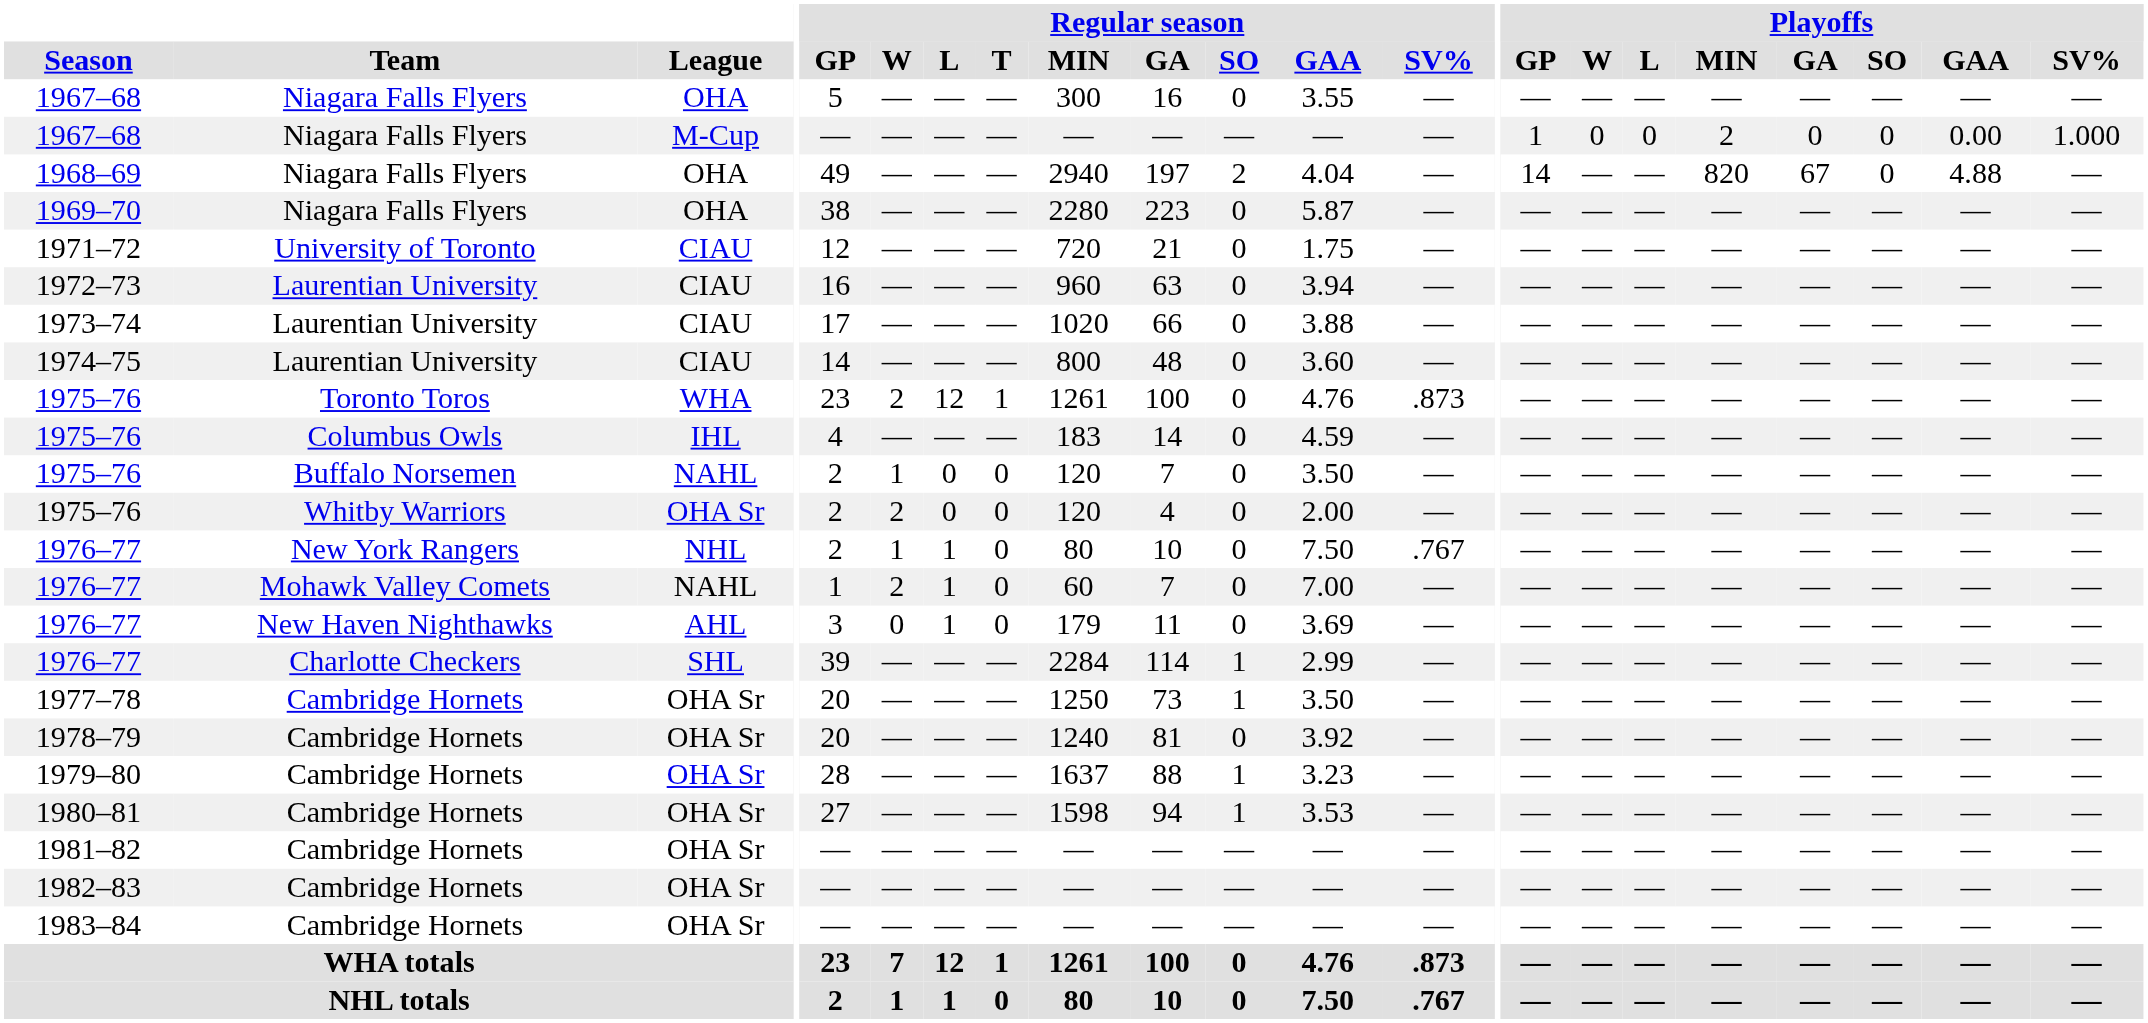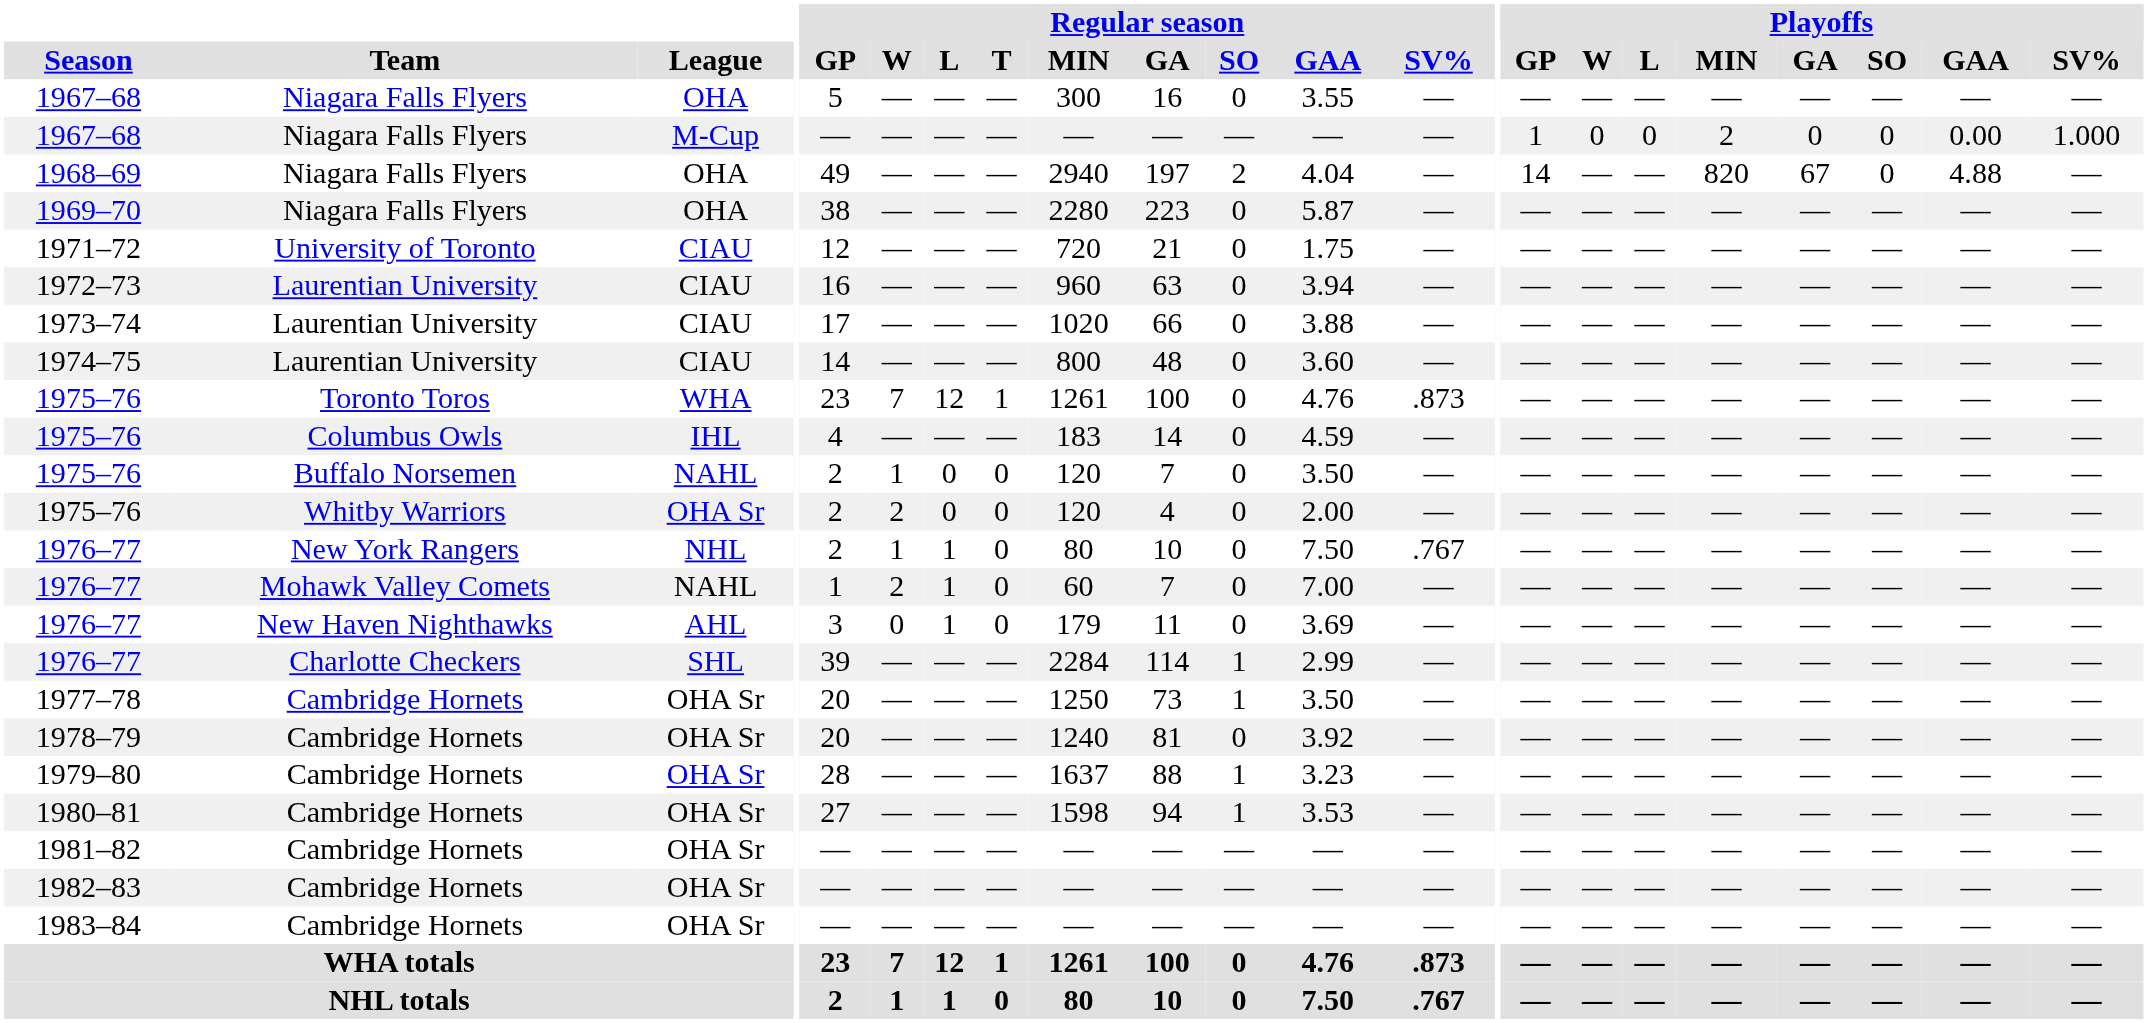(897, 398) 2 -> (897, 398) 7
